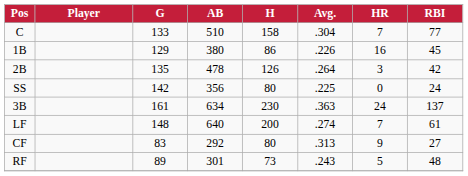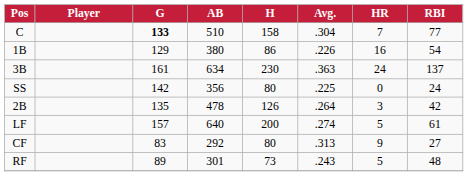(160, 32) normal -> (160, 32) bold
(435, 50) 45 -> (435, 50) 54
rows swapped: (20, 69) <-> (20, 106)
(160, 124) 148 -> (160, 124) 157
(380, 124) 7 -> (380, 124) 5
